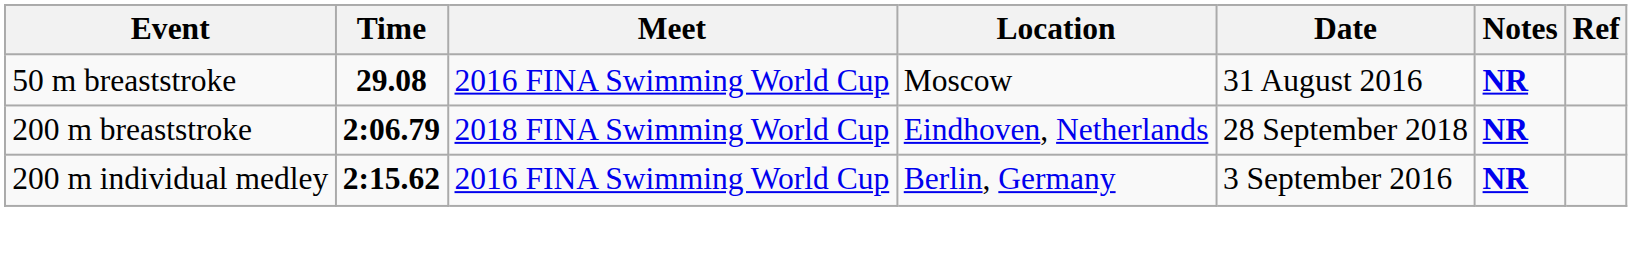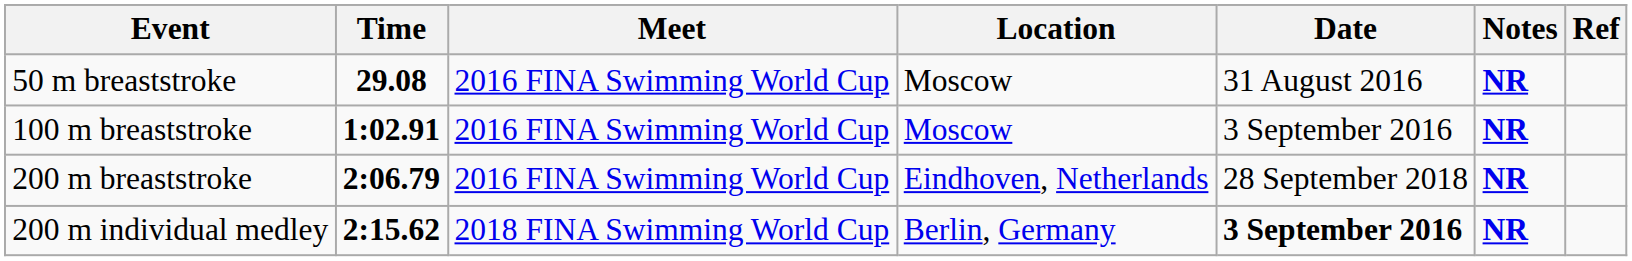+ row: (132, 129)
(672, 129) 2018 FINA Swimming World Cup -> (672, 179) 2016 FINA Swimming World Cup
(672, 179) 2016 FINA Swimming World Cup -> (672, 229) 2018 FINA Swimming World Cup
(1338, 179) normal -> (1343, 229) bold
